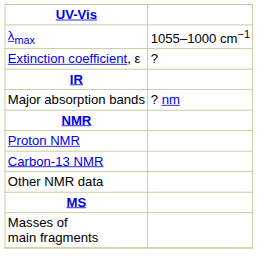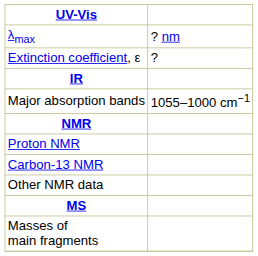(200, 37) 1055–1000 cm−1 -> (165, 36) ? nm
(165, 100) ? nm -> (200, 101) 1055–1000 cm−1
